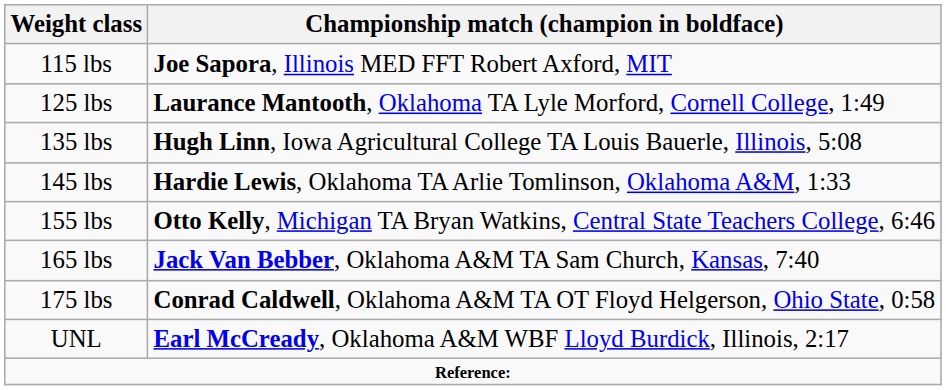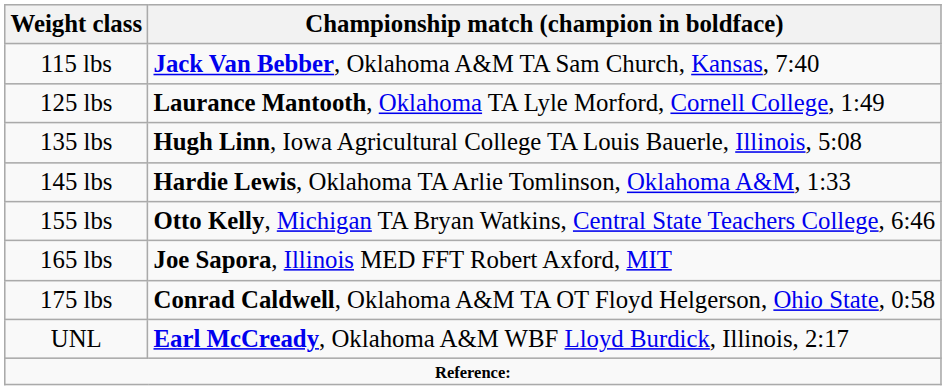(413, 63) Joe Sapora, Illinois MED FFT Robert Axford, MIT -> (486, 63) Jack Van Bebber, Oklahoma A&M TA Sam Church, Kansas, 7:40
(486, 260) Jack Van Bebber, Oklahoma A&M TA Sam Church, Kansas, 7:40 -> (413, 260) Joe Sapora, Illinois MED FFT Robert Axford, MIT
